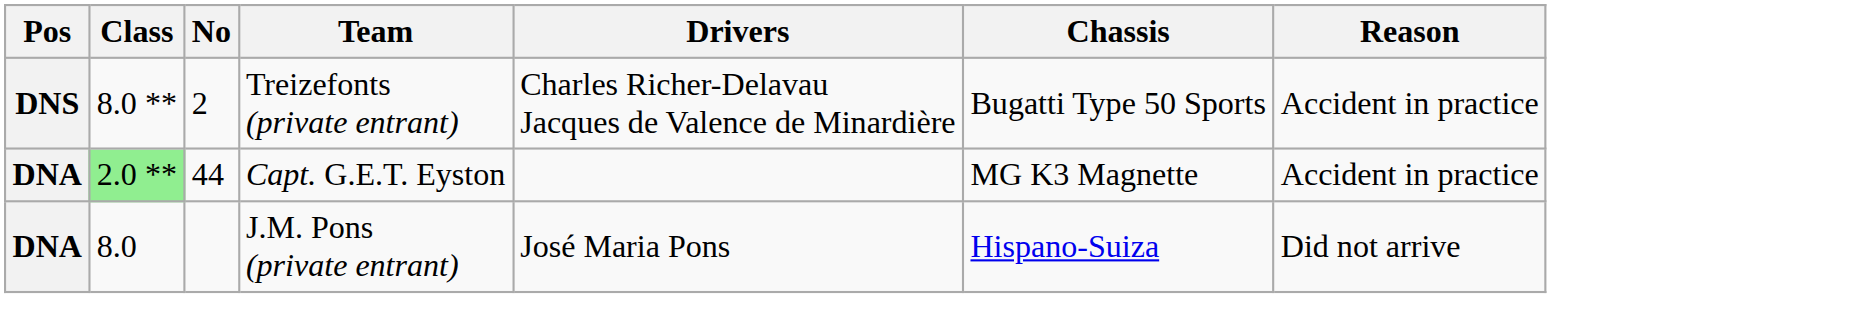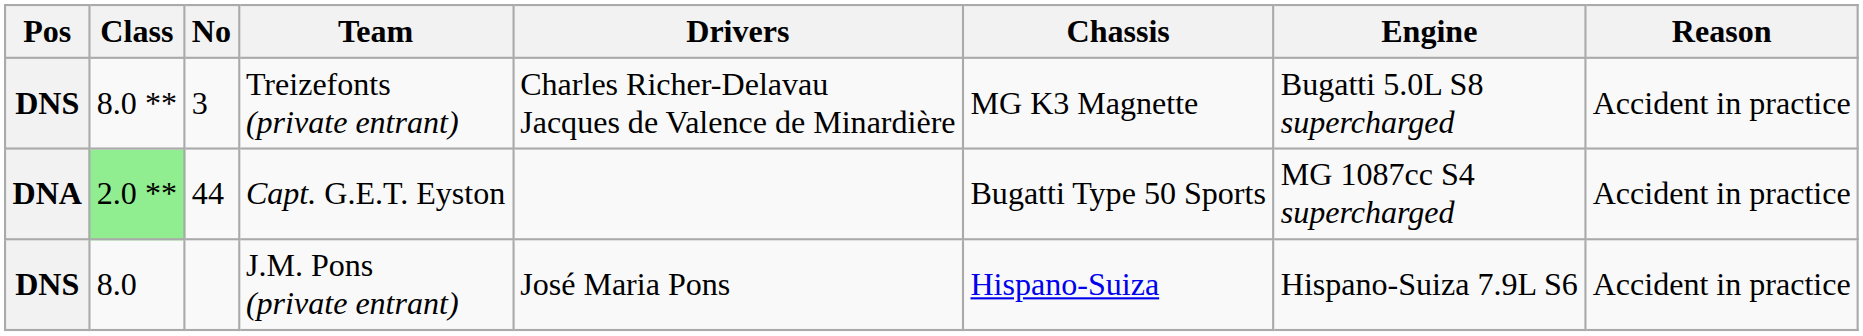+ column: (1429, 31)
(200, 103) 2 -> (200, 103) 3
(1118, 103) Bugatti Type 50 Sports -> (1084, 103) MG K3 Magnette
(1084, 174) MG K3 Magnette -> (1118, 193) Bugatti Type 50 Sports
(47, 246) DNA -> (47, 284) DNS
(1371, 246) Did not arrive -> (1722, 284) Accident in practice
